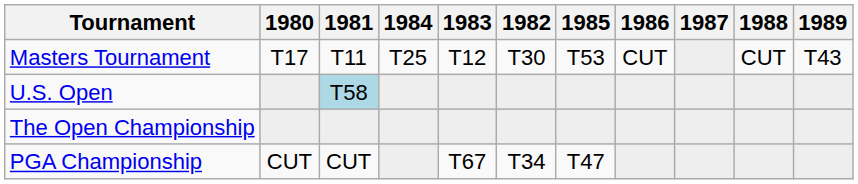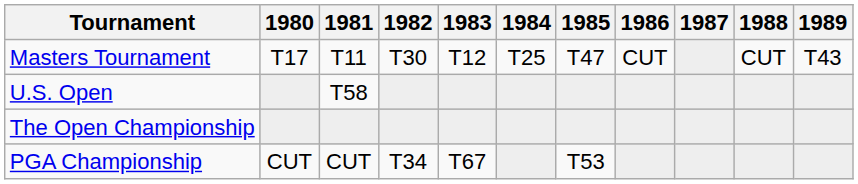columns swapped: (526, 22) <-> (408, 22)
(586, 57) T53 -> (586, 57) T47
(349, 92) lightblue background -> (349, 92) no background
(586, 162) T47 -> (586, 162) T53
